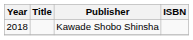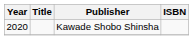(17, 27) 2018 -> (17, 27) 2020
